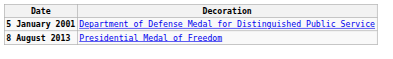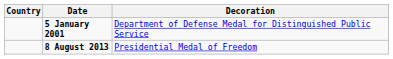+ column: (24, 11)
